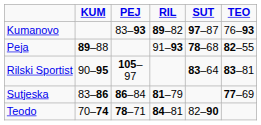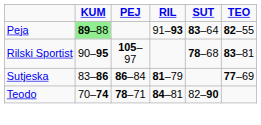- row: (33, 30)
(93, 47) no background -> (93, 30) lightgreen background
(203, 47) 78–68 -> (203, 30) 83–64
(203, 71) 83–64 -> (203, 53) 78–68
